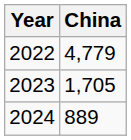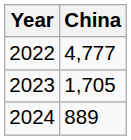(90, 53) 4,779 -> (90, 53) 4,777
